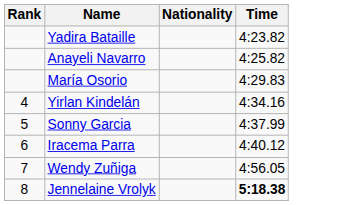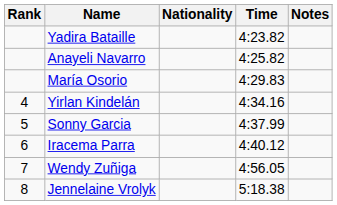+ column: (310, 15)
(262, 189) bold -> (262, 189) normal
